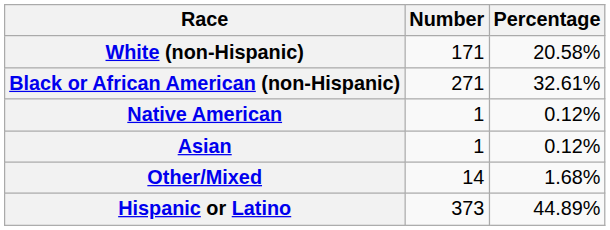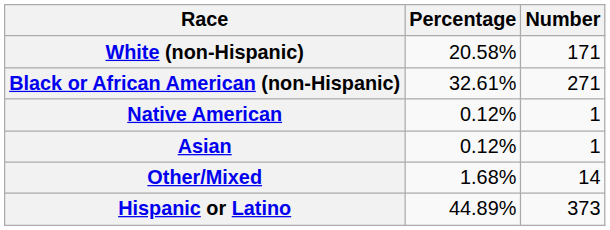columns swapped: (447, 20) <-> (547, 20)
